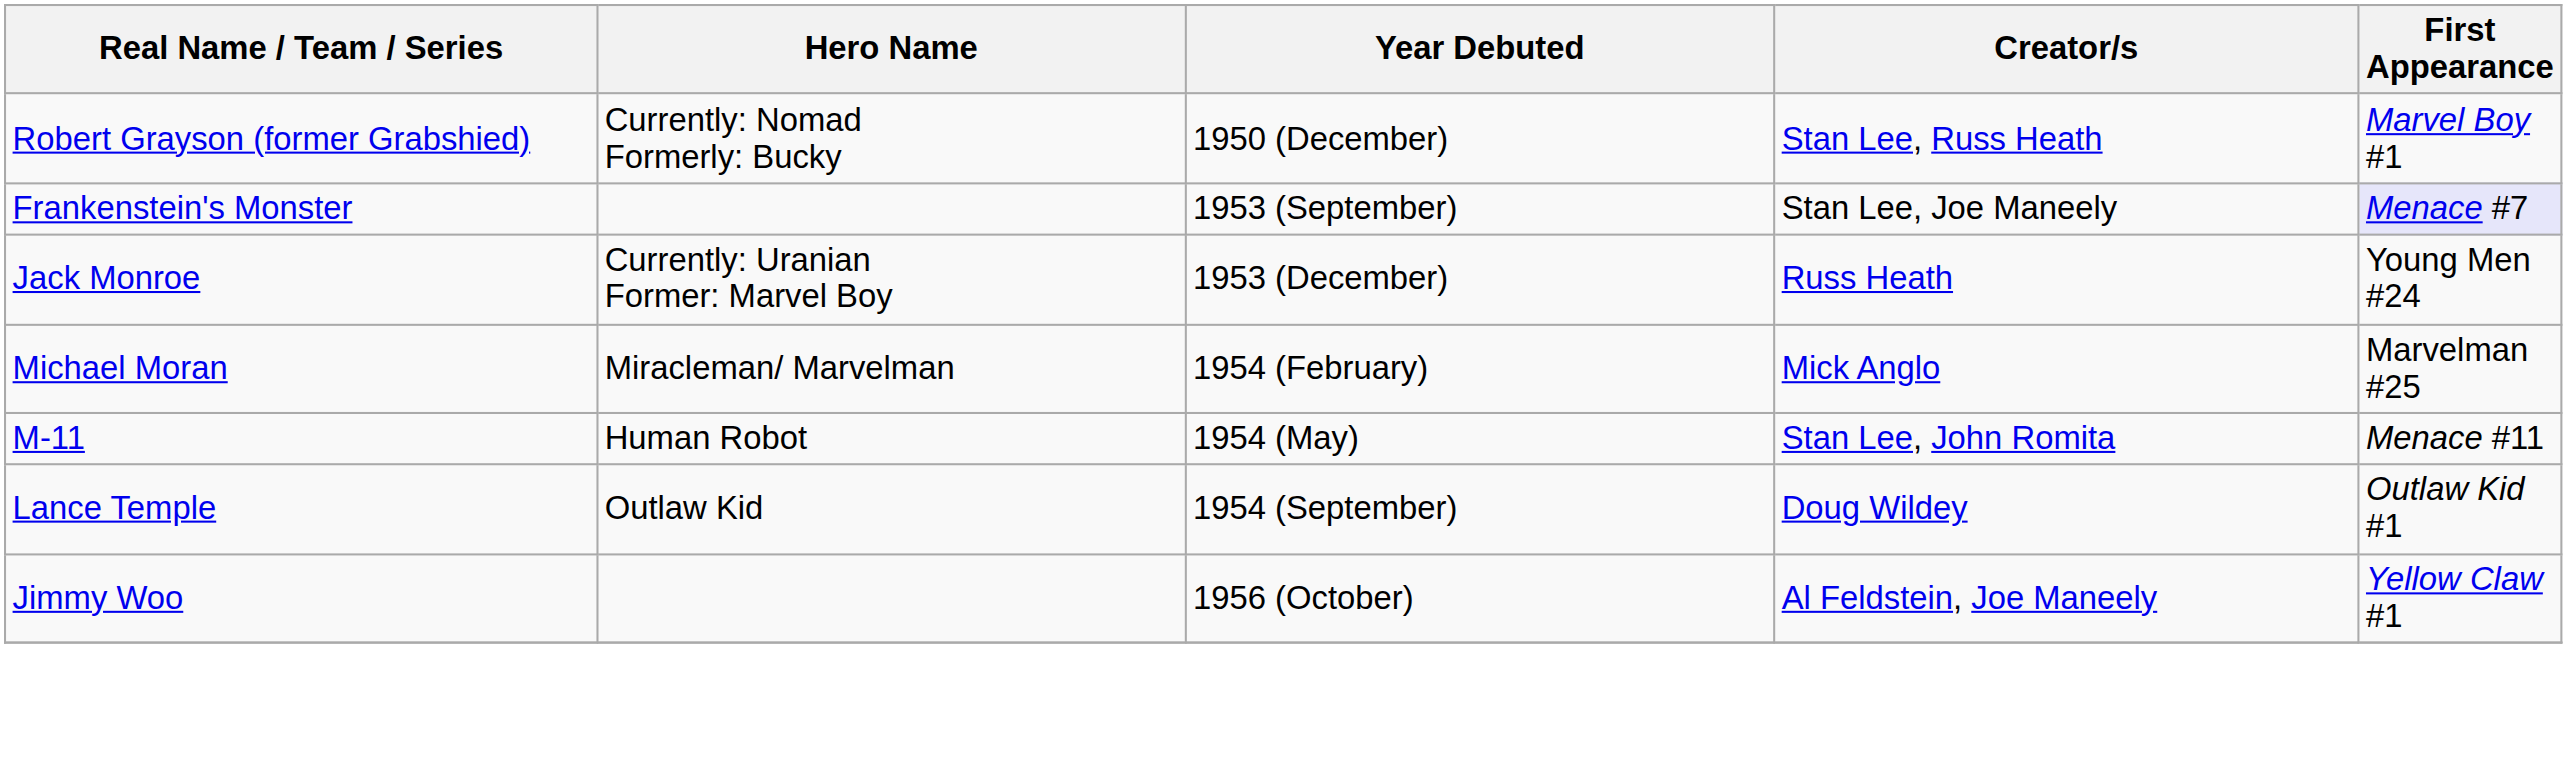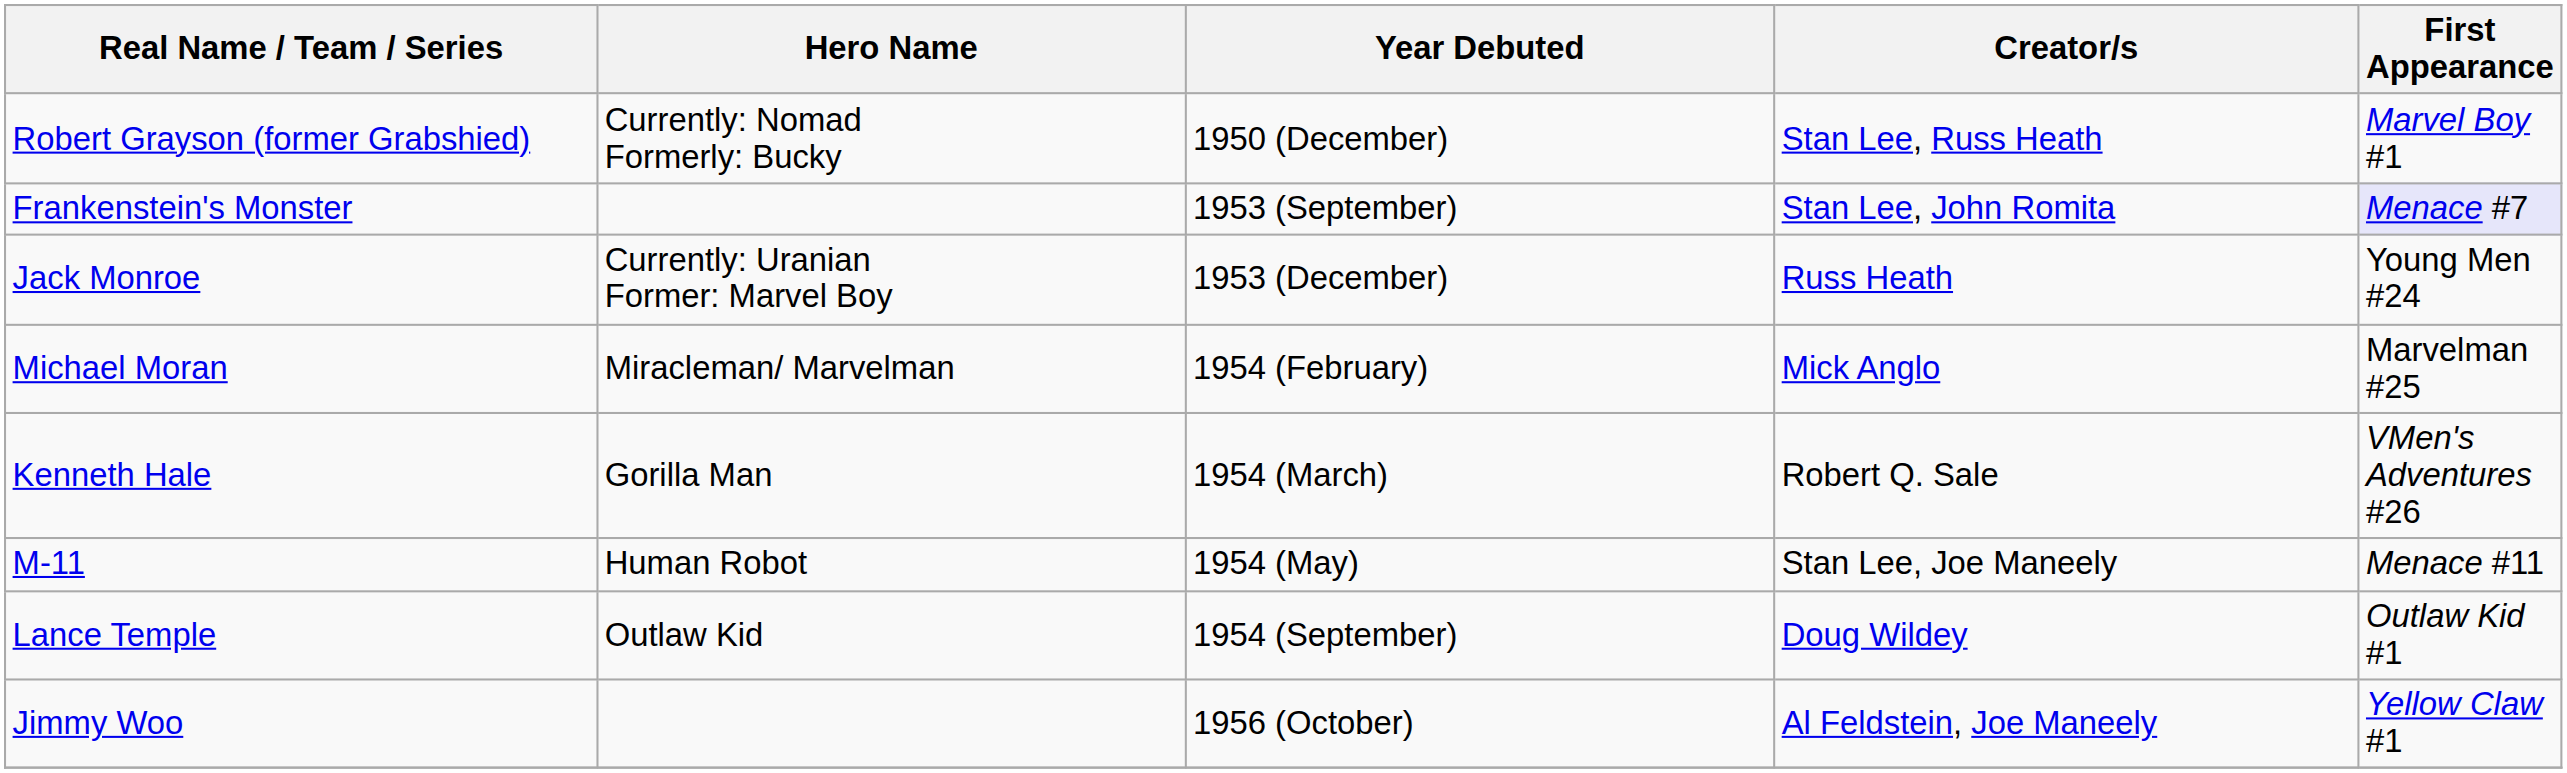(1949, 208) Stan Lee, Joe Maneely -> (1949, 208) Stan Lee, John Romita
+ row: (112, 475)
(1949, 438) Stan Lee, John Romita -> (1949, 564) Stan Lee, Joe Maneely
